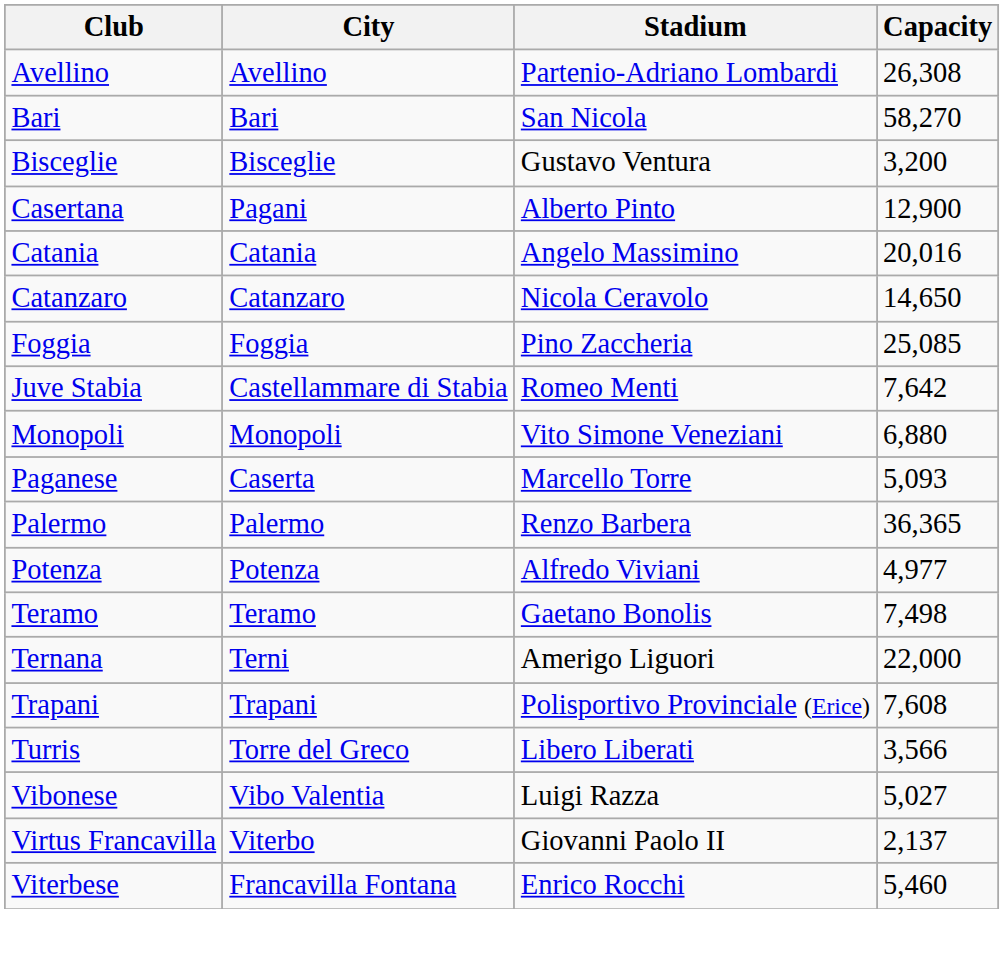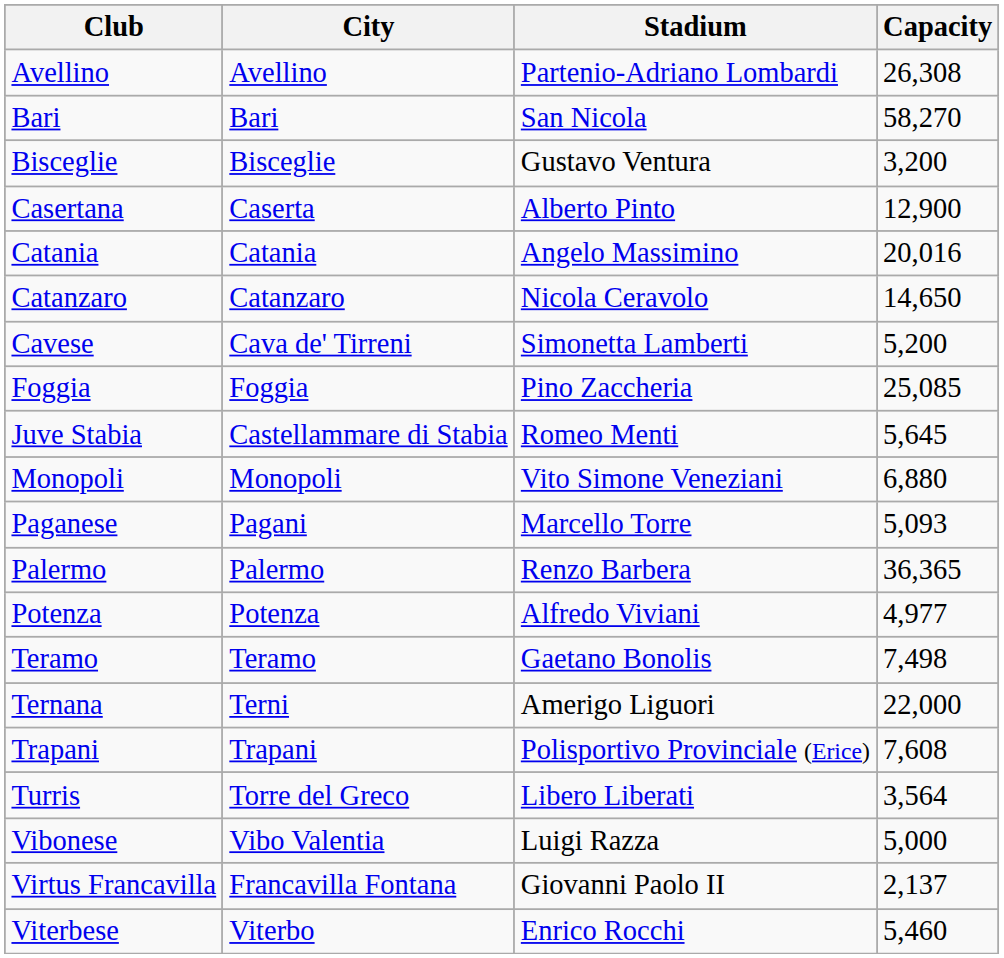(268, 207) Pagani -> (272, 207) Caserta
+ row: (53, 343)
(915, 388) 7,642 -> (915, 433) 5,645
(272, 478) Caserta -> (268, 523) Pagani
(915, 749) 3,566 -> (915, 794) 3,564
(915, 794) 5,027 -> (915, 840) 5,000
(272, 840) Viterbo -> (343, 885) Francavilla Fontana
(343, 885) Francavilla Fontana -> (272, 930) Viterbo
